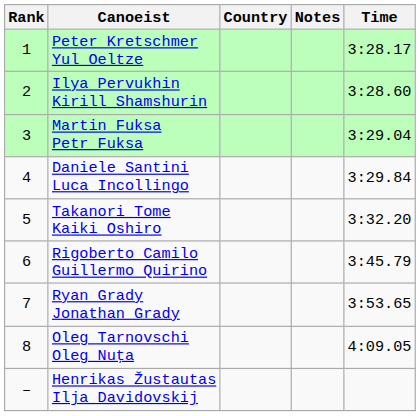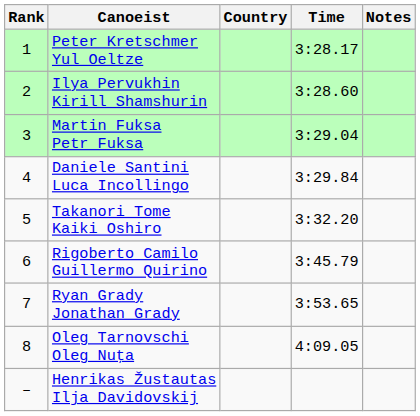columns swapped: (379, 17) <-> (317, 17)
